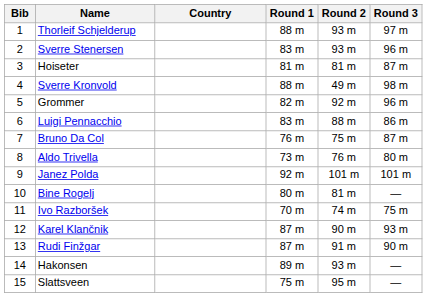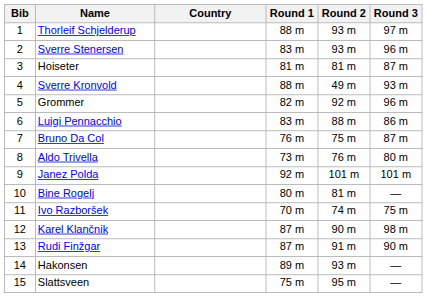(396, 85) 98 m -> (396, 85) 93 m
(396, 229) 93 m -> (396, 229) 98 m
